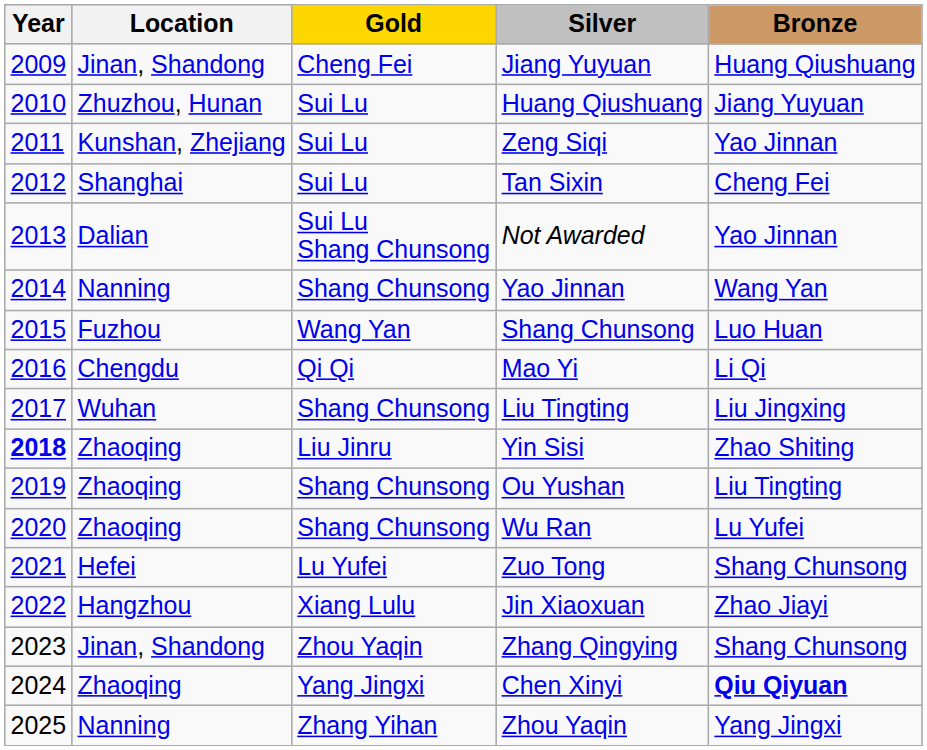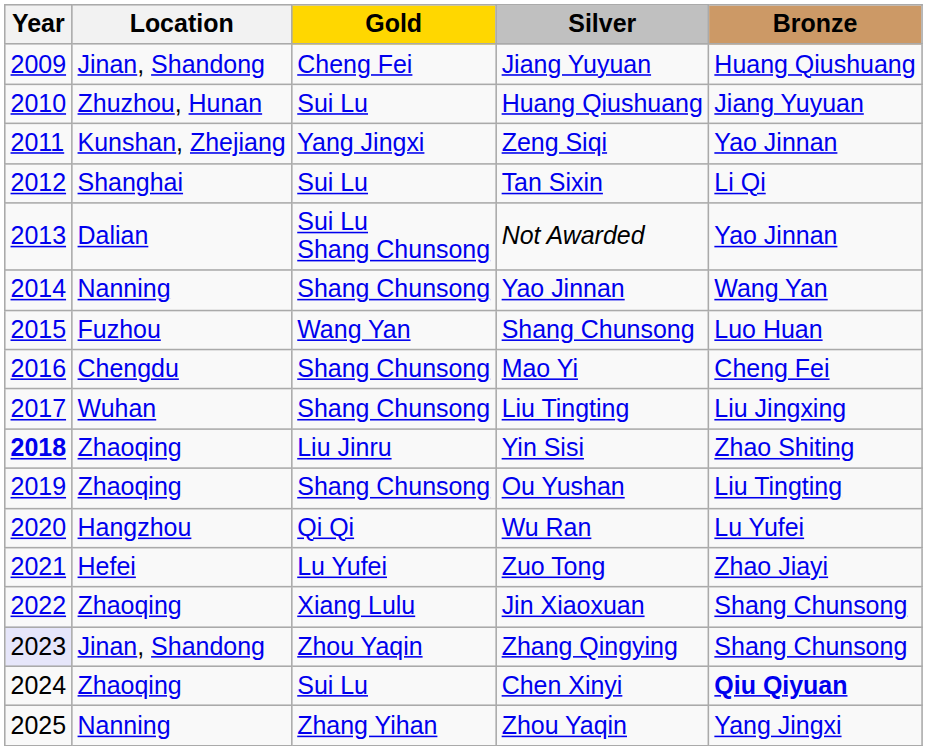(333, 143) Sui Lu -> (361, 143) Yang Jingxi
(772, 182) Cheng Fei -> (740, 182) Li Qi
(326, 369) Qi Qi -> (394, 369) Shang Chunsong
(740, 369) Li Qi -> (772, 369) Cheng Fei
(130, 527) Zhaoqing -> (134, 527) Hangzhou
(394, 527) Shang Chunsong -> (326, 527) Qi Qi
(811, 566) Shang Chunsong -> (771, 566) Zhao Jiayi
(134, 606) Hangzhou -> (130, 606) Zhaoqing
(771, 606) Zhao Jiayi -> (811, 606) Shang Chunsong
(38, 646) no background -> (38, 646) lavender background
(361, 685) Yang Jingxi -> (333, 685) Sui Lu
